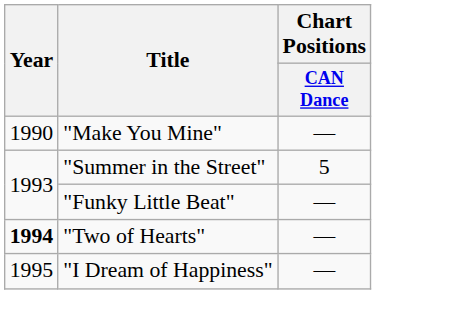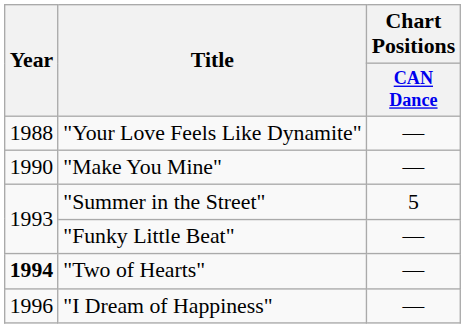+ row: (212, 132)
(31, 270) 1995 -> (31, 305) 1996
